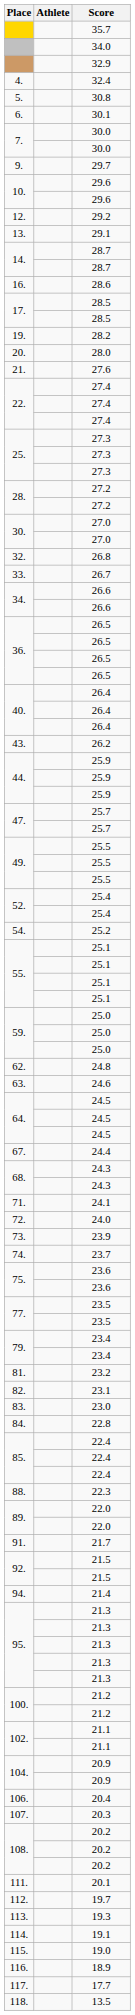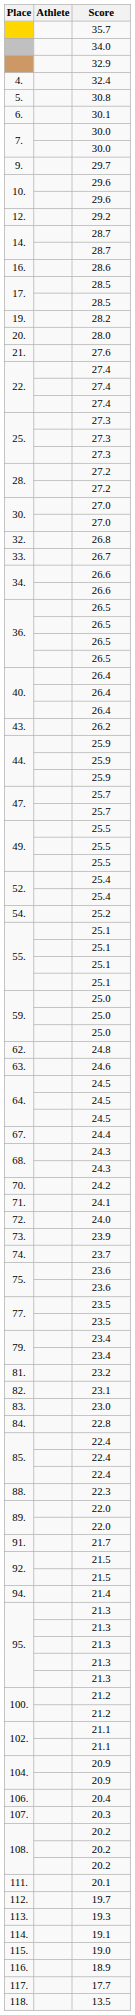- row: (19, 234)
+ row: (19, 1186)
